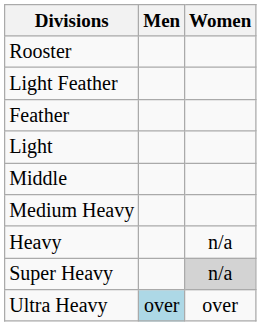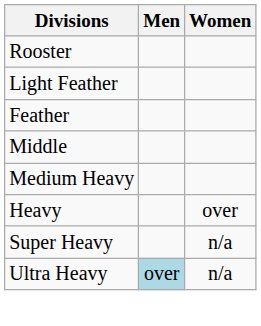- row: (31, 146)
(220, 242) n/a -> (220, 210) over
(220, 273) lightgrey background -> (220, 242) no background
(220, 305) over -> (220, 273) n/a
